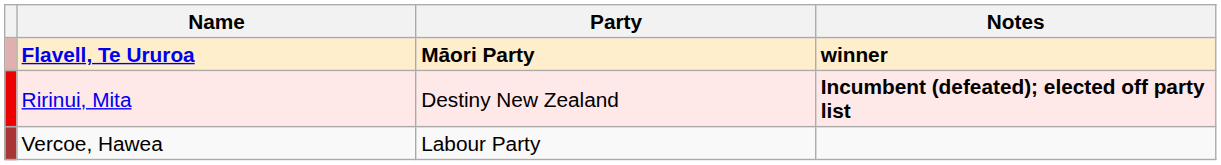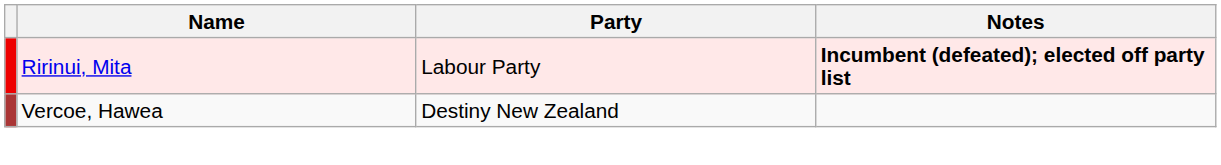- row: (108, 54)
(520, 99) Destiny New Zealand -> (481, 66) Labour Party
(481, 144) Labour Party -> (520, 111) Destiny New Zealand
